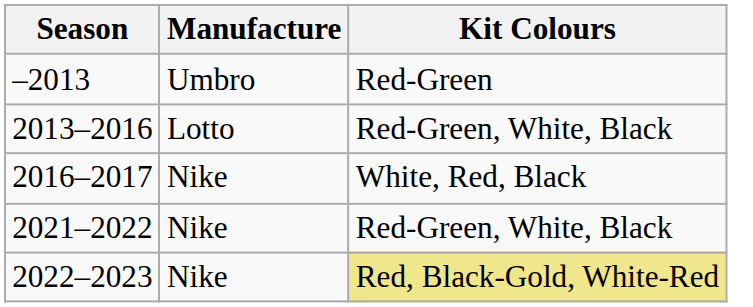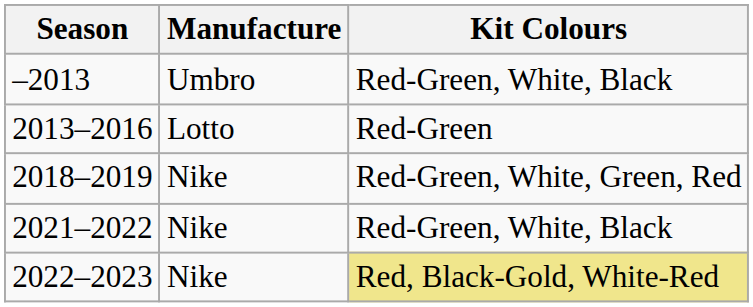(424, 78) Red-Green -> (514, 78) Red-Green, White, Black
(514, 128) Red-Green, White, Black -> (424, 128) Red-Green
- row: (82, 177)
+ row: (82, 177)
